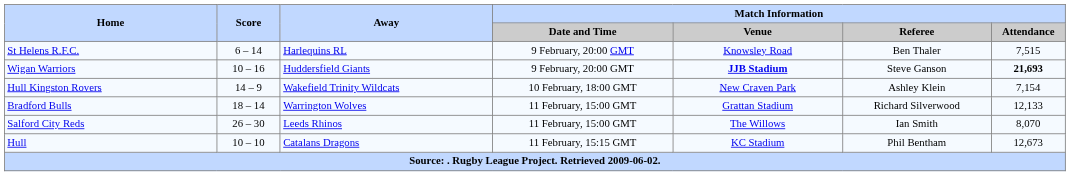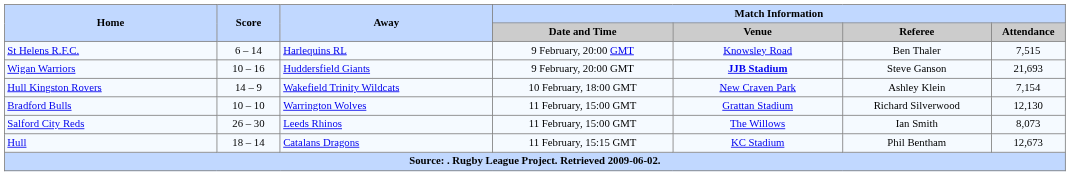(1028, 69) bold -> (1028, 69) normal
(248, 106) 18 – 14 -> (248, 106) 10 – 10
(1028, 106) 12,133 -> (1028, 106) 12,130
(1028, 124) 8,070 -> (1028, 124) 8,073
(248, 143) 10 – 10 -> (248, 143) 18 – 14
